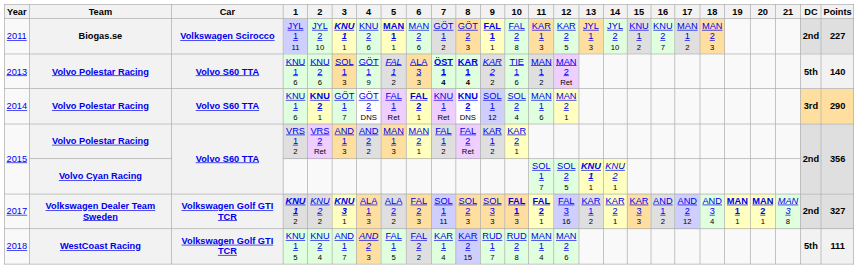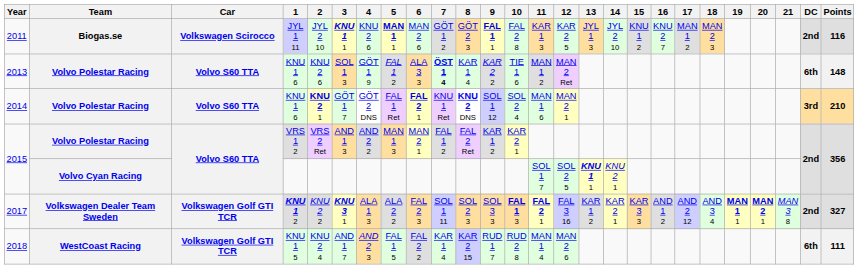(838, 36) 227 -> (838, 36) 116
(468, 71) bold -> (468, 71) normal
(811, 71) 5th -> (811, 71) 6th
(838, 71) 140 -> (838, 71) 148
(838, 106) 290 -> (838, 106) 210
(811, 246) 5th -> (811, 246) 6th
